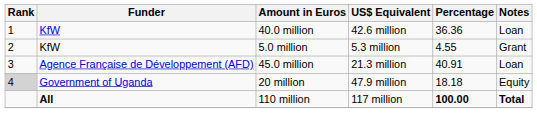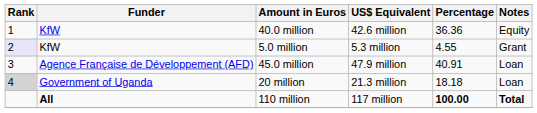(511, 30) Loan -> (514, 30) Equity
(11, 47) no background -> (11, 47) lavender background
(379, 64) 21.3 million -> (379, 64) 47.9 million
(379, 82) 47.9 million -> (379, 82) 21.3 million
(514, 82) Equity -> (511, 82) Loan
